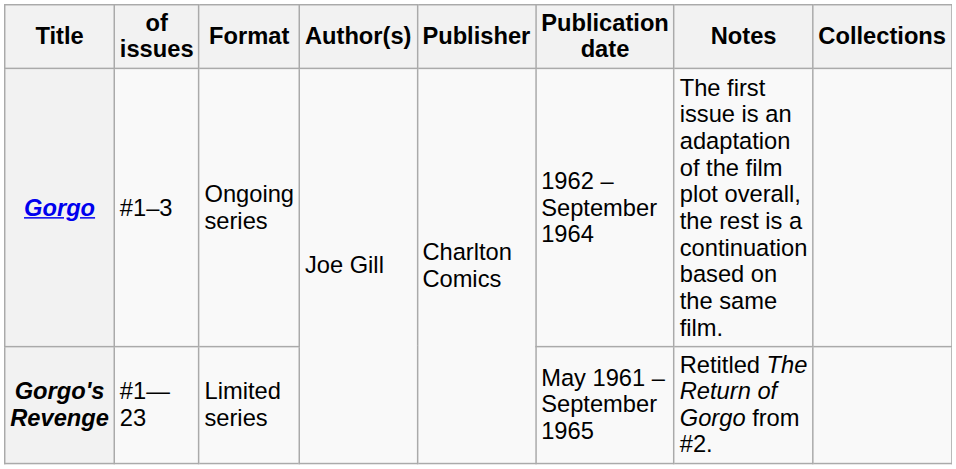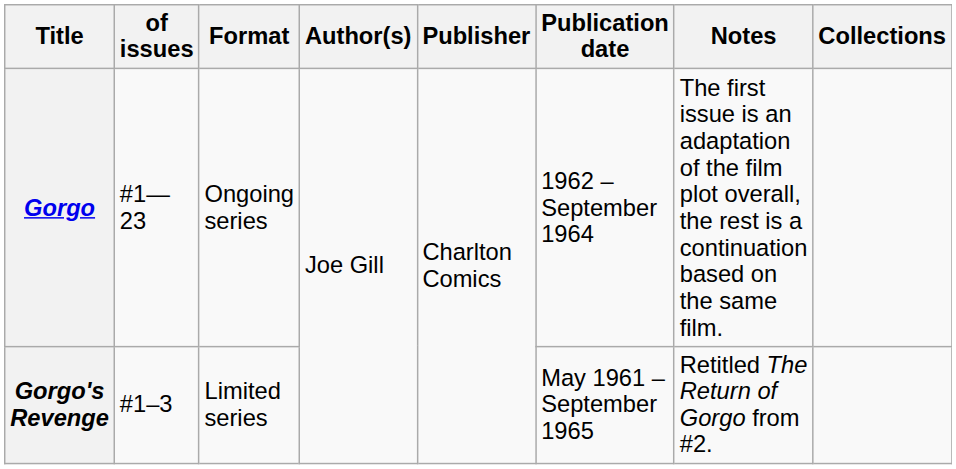(146, 207) #1–3 -> (145, 207) #1—23
(145, 404) #1—23 -> (146, 404) #1–3
